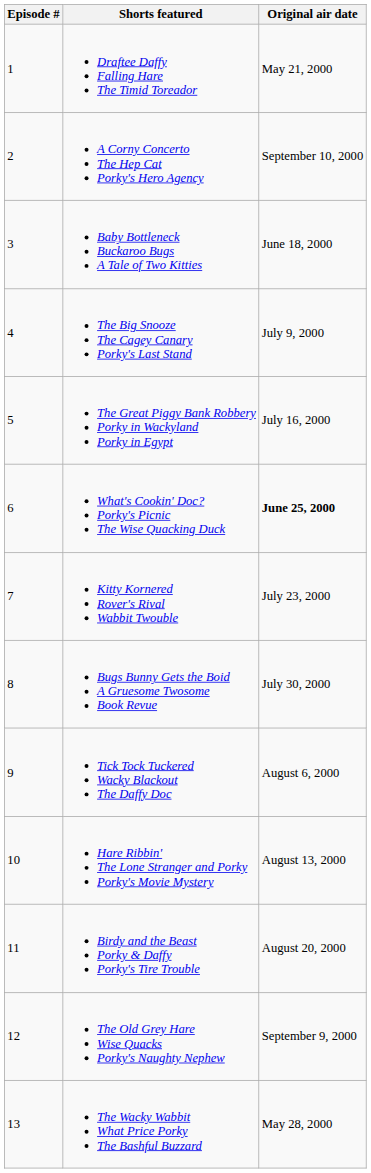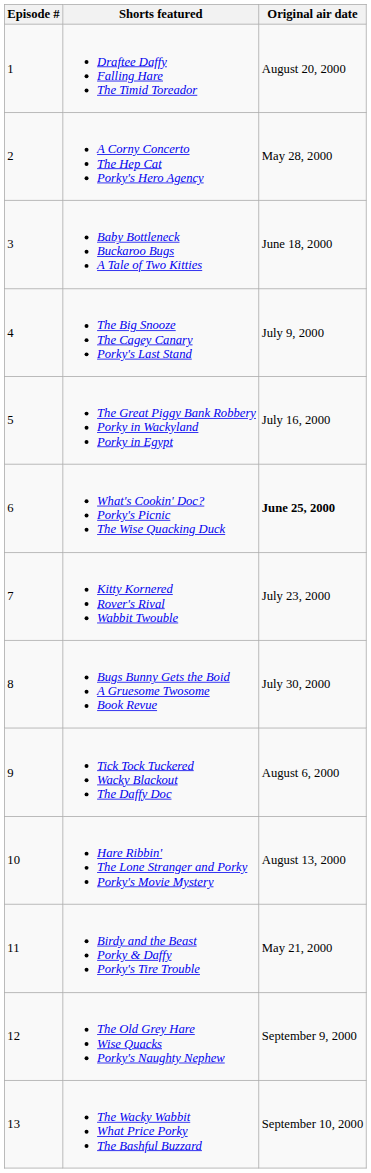(297, 68) May 21, 2000 -> (304, 68) August 20, 2000
(313, 156) September 10, 2000 -> (297, 156) May 28, 2000
(304, 948) August 20, 2000 -> (297, 948) May 21, 2000
(297, 1124) May 28, 2000 -> (313, 1124) September 10, 2000
